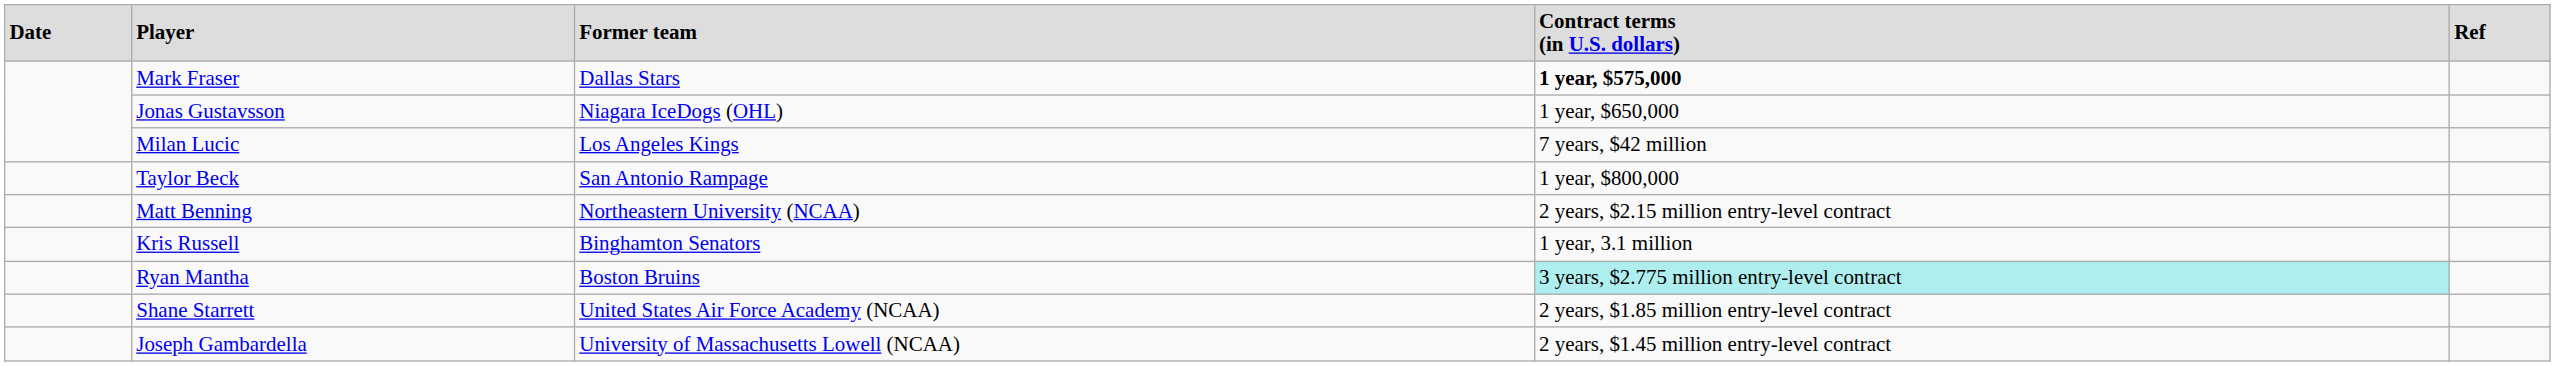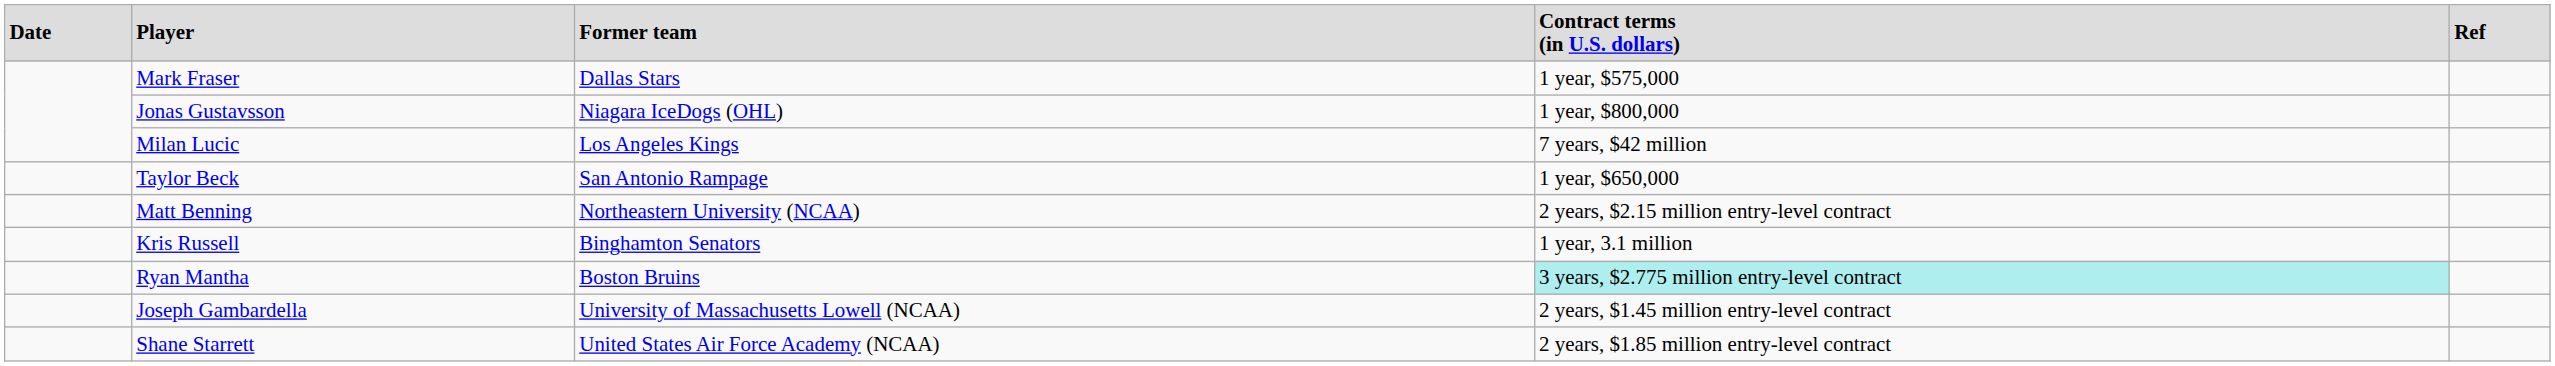(1610, 77) bold -> (1609, 77) normal
(1609, 111) 1 year, $650,000 -> (1609, 111) 1 year, $800,000
(1609, 177) 1 year, $800,000 -> (1609, 177) 1 year, $650,000
rows swapped: (222, 343) <-> (195, 310)
